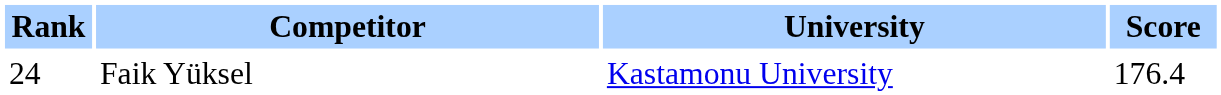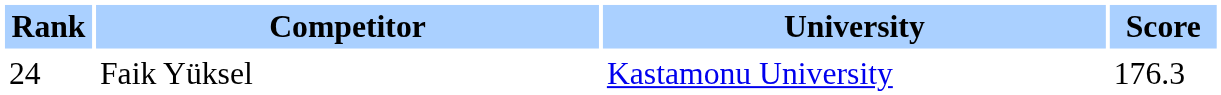(1149, 73) 176.4 -> (1149, 73) 176.3
